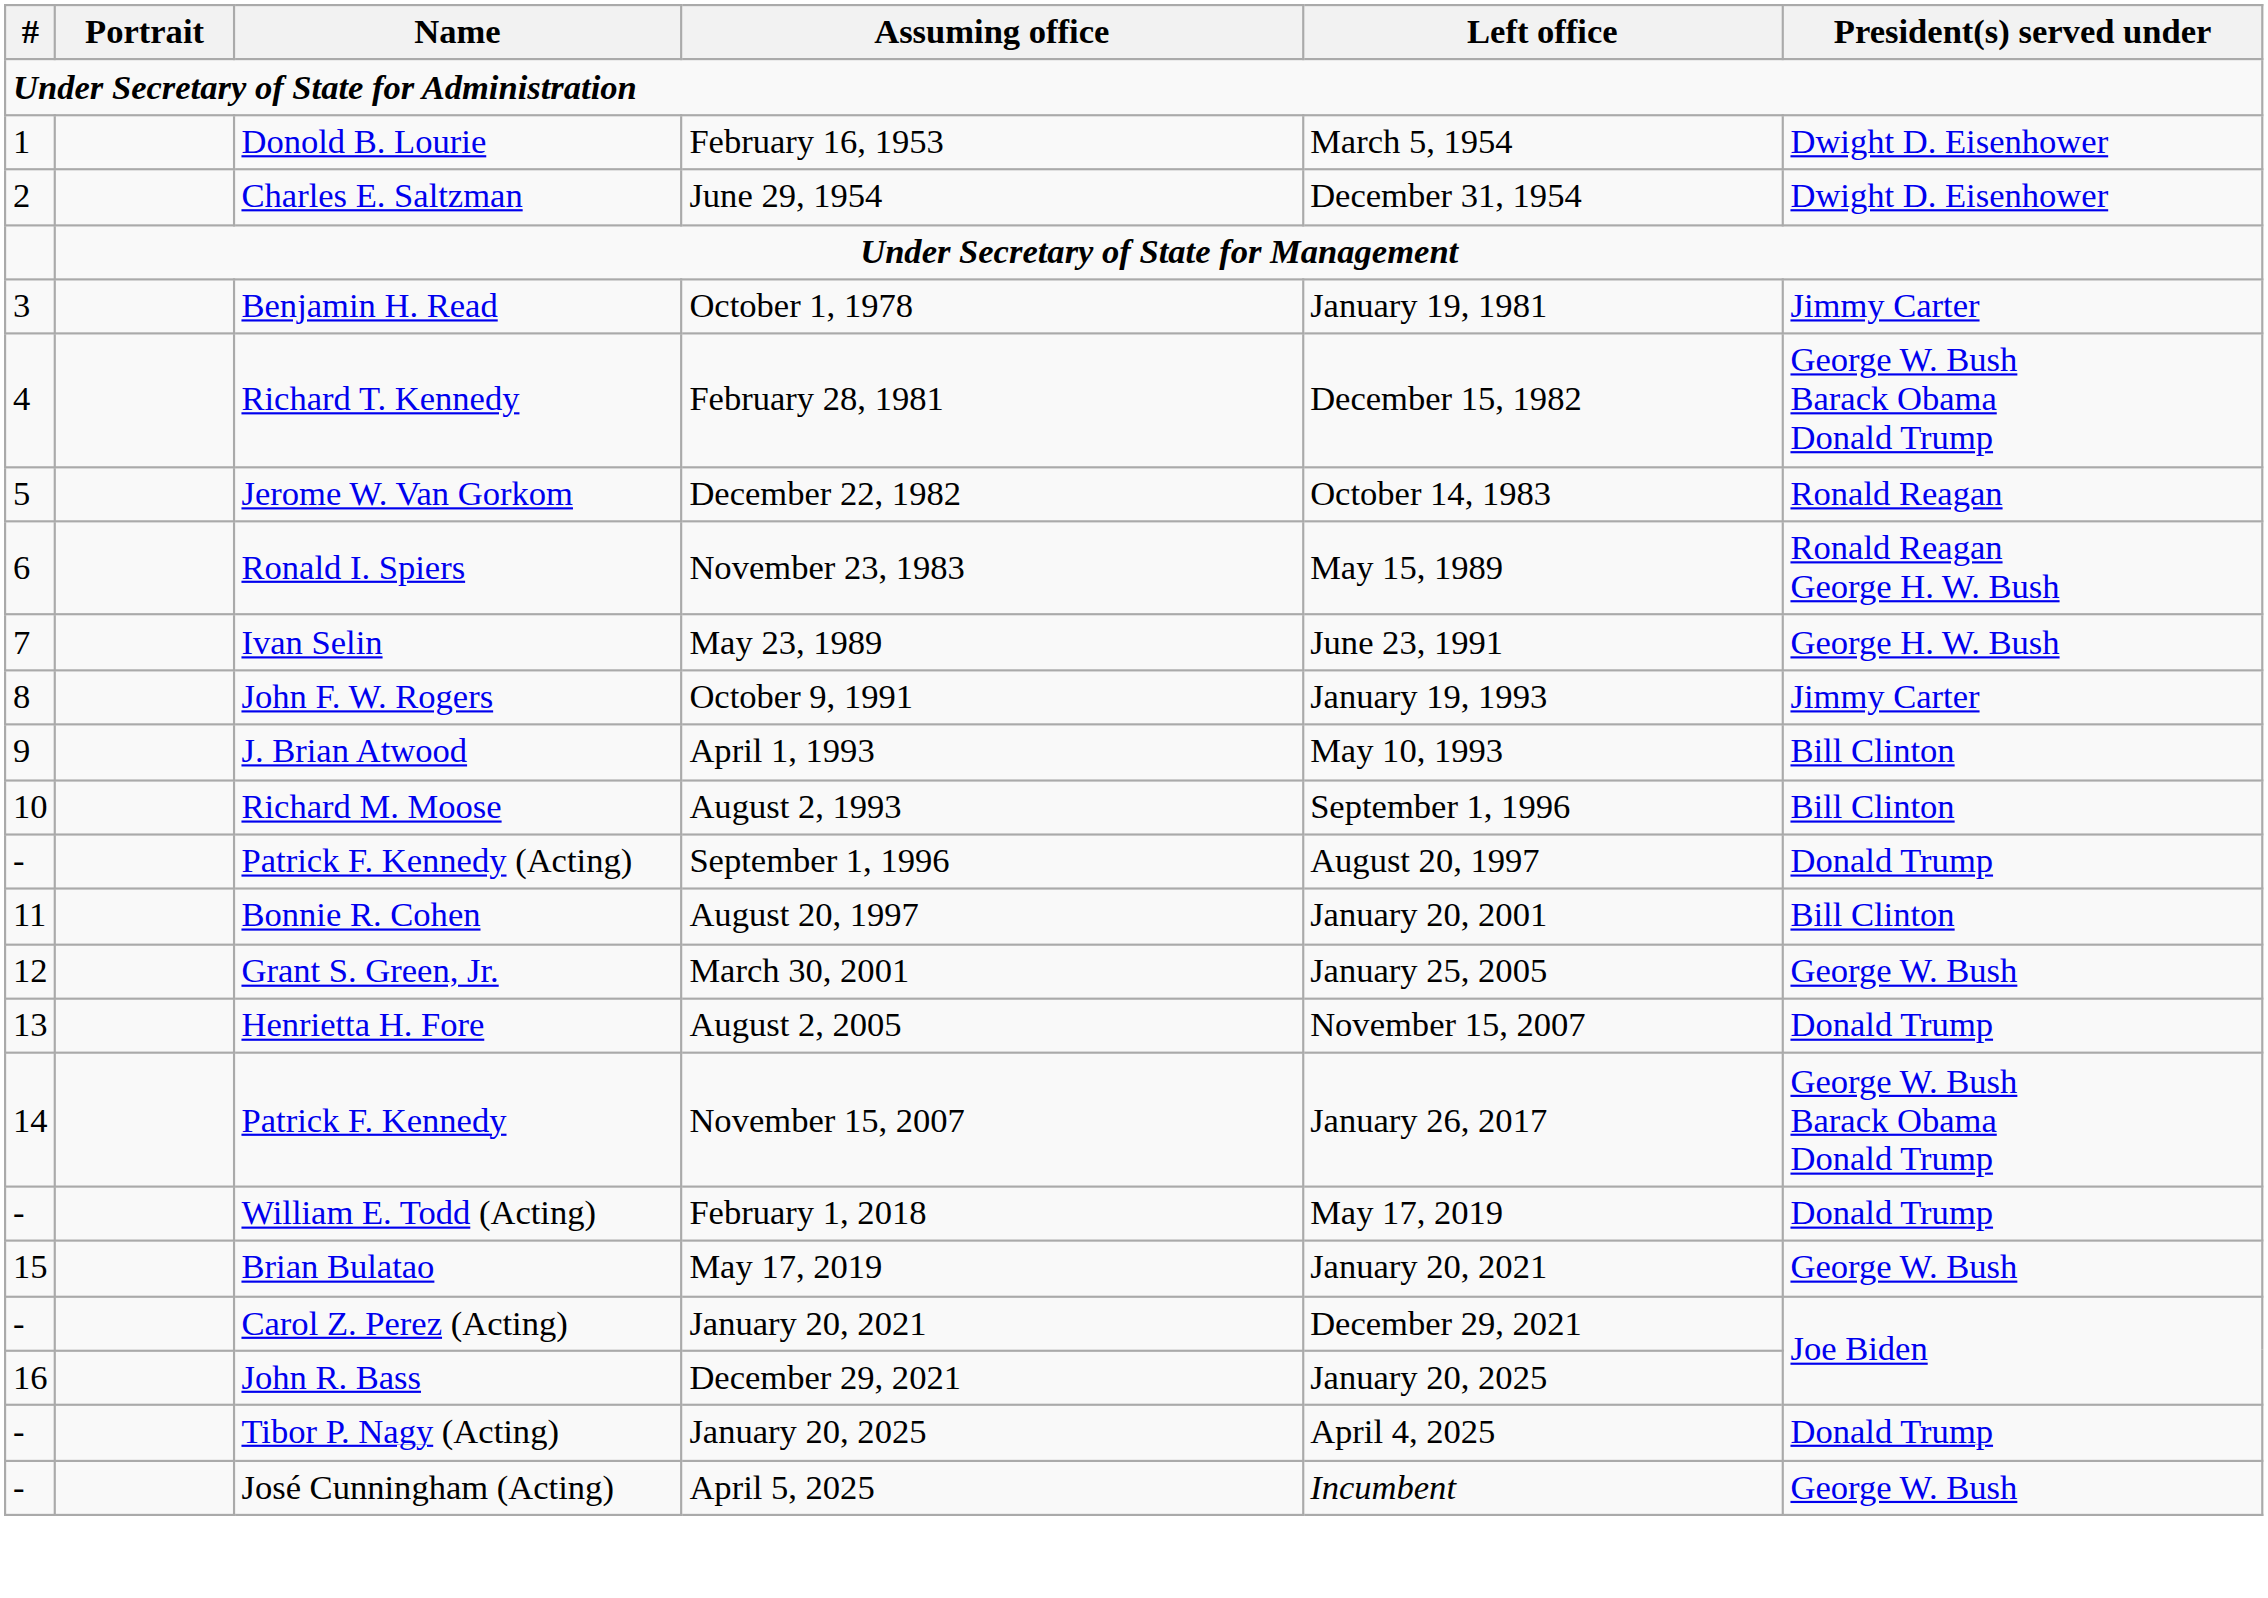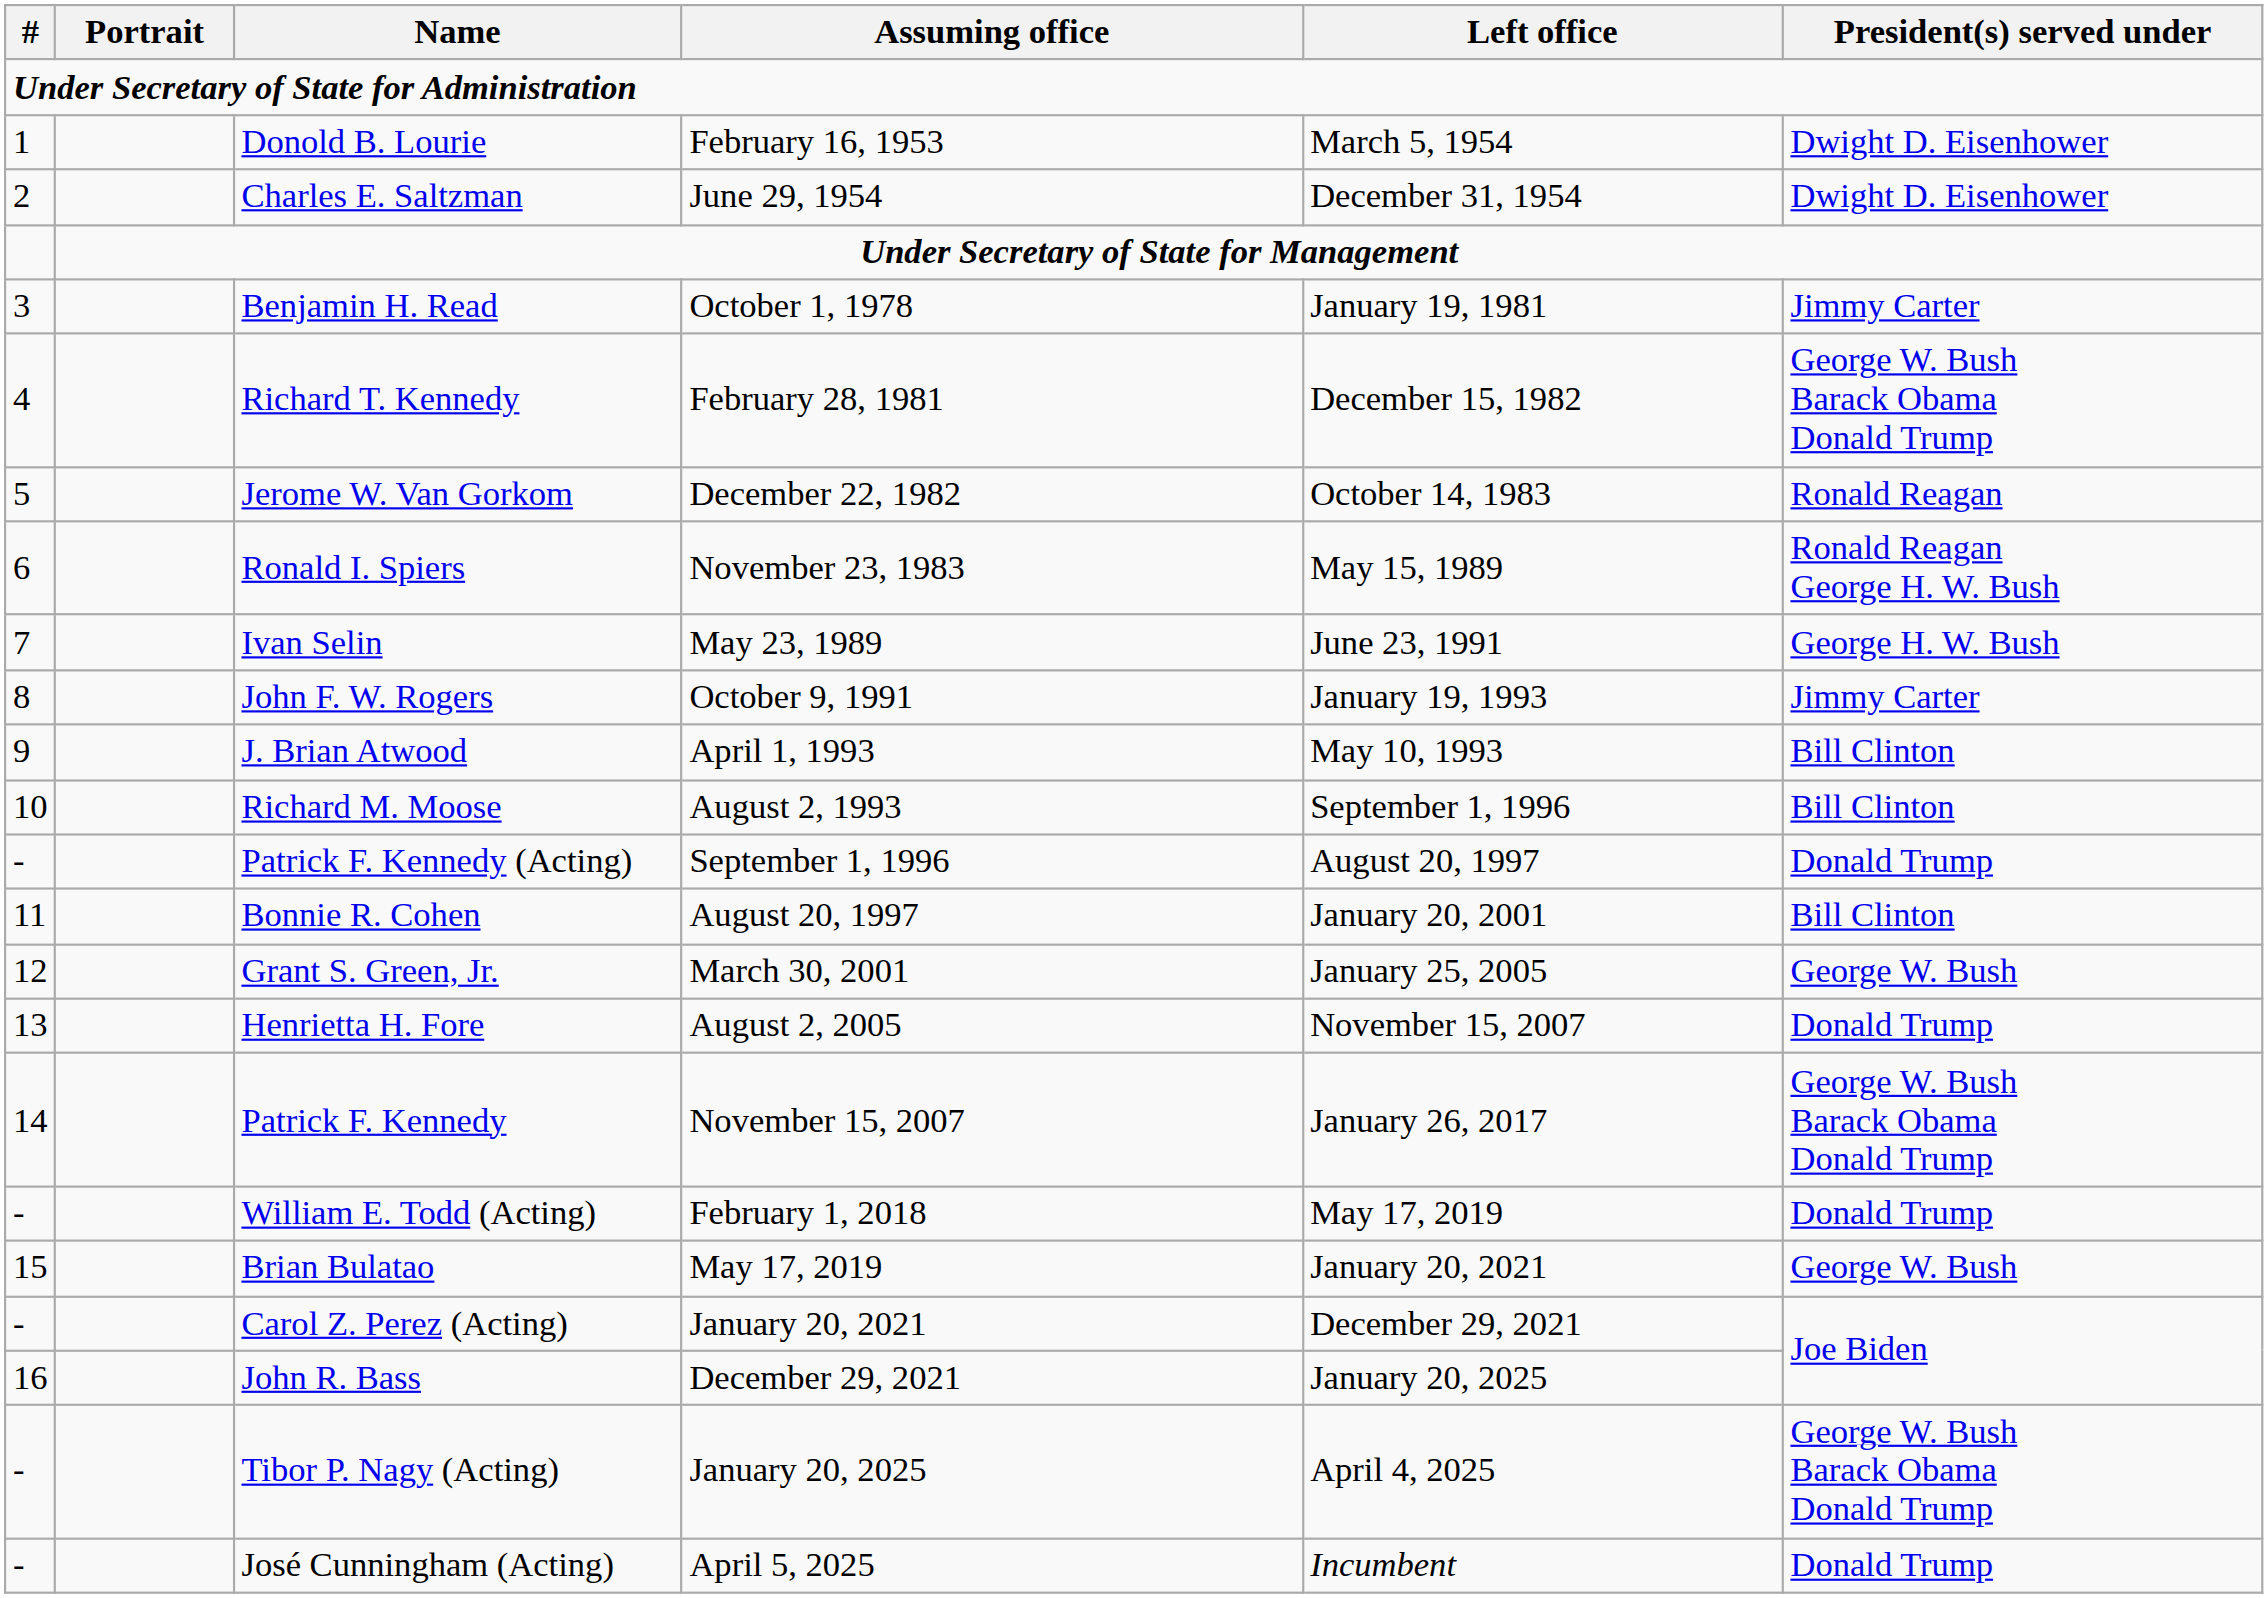(1892, 1432) Donald Trump -> (1904, 1471) George W. Bush Barack Obama Donald Trump
(1904, 1486) George W. Bush -> (1892, 1564) Donald Trump
